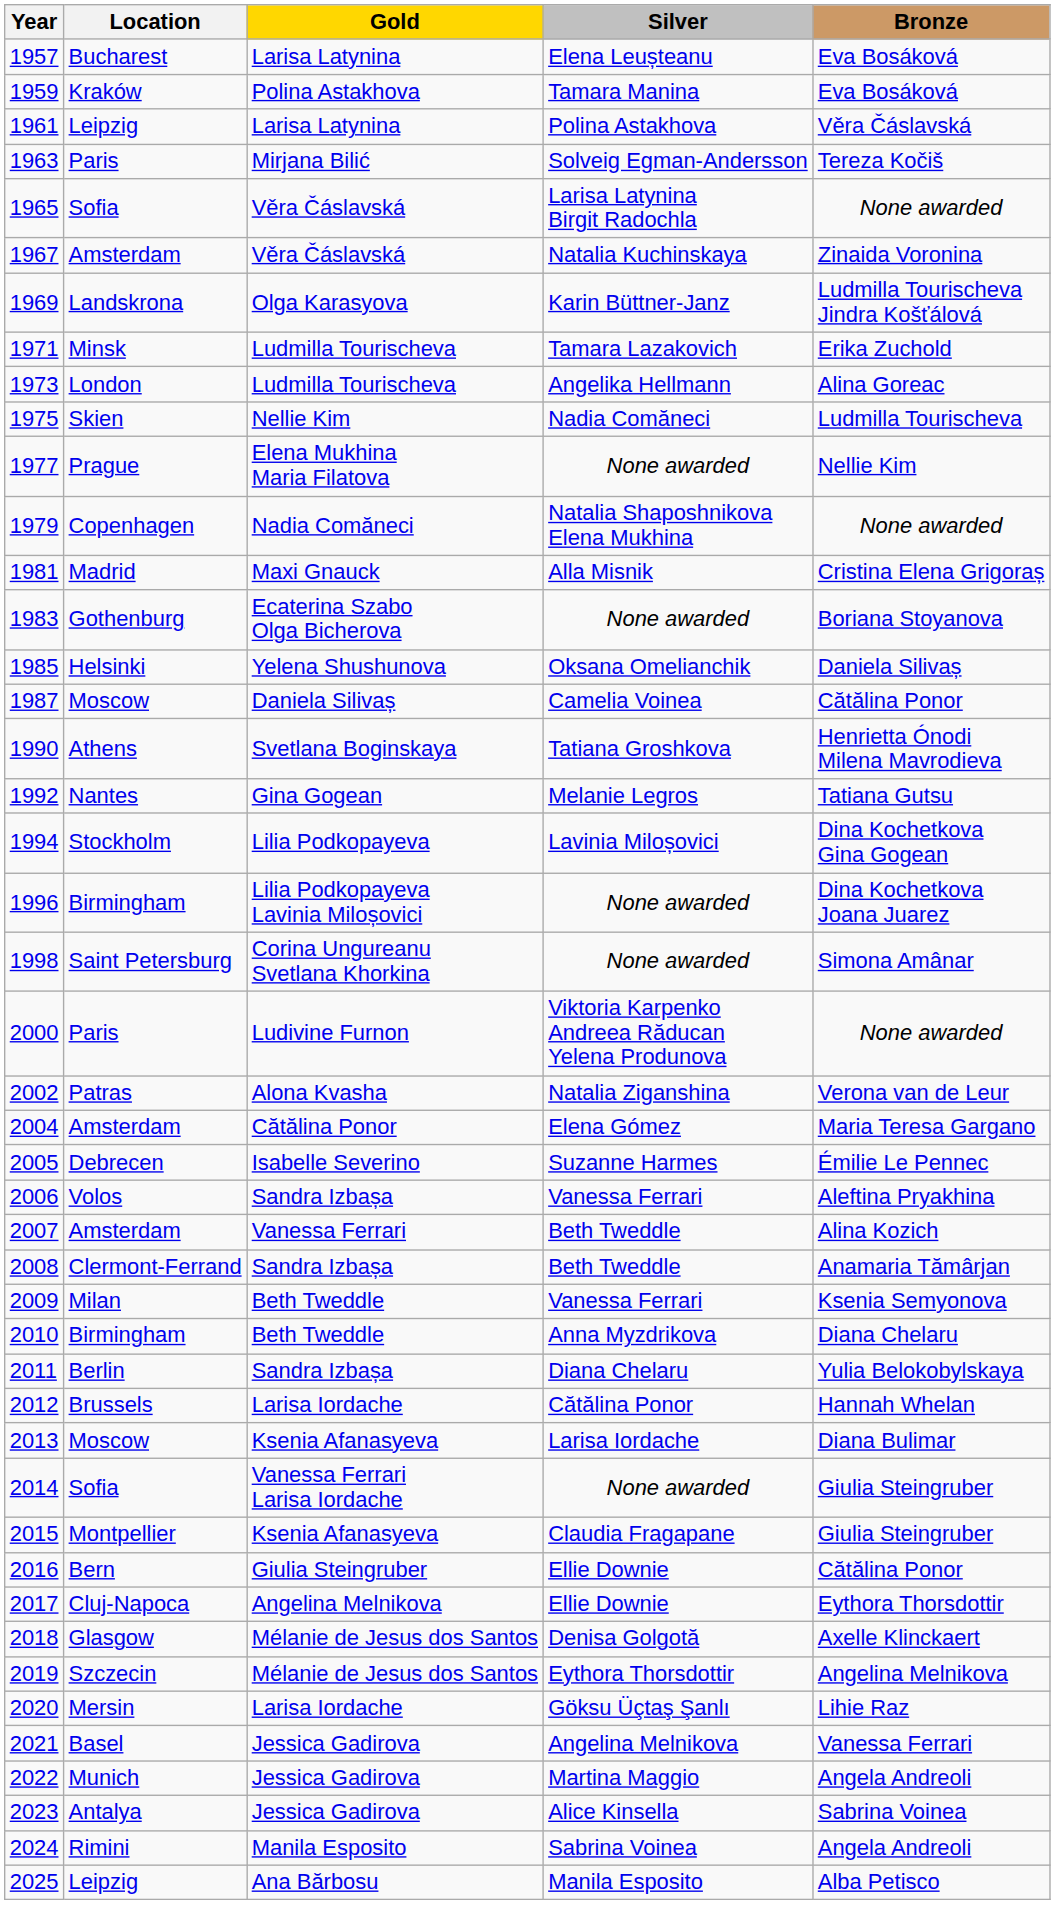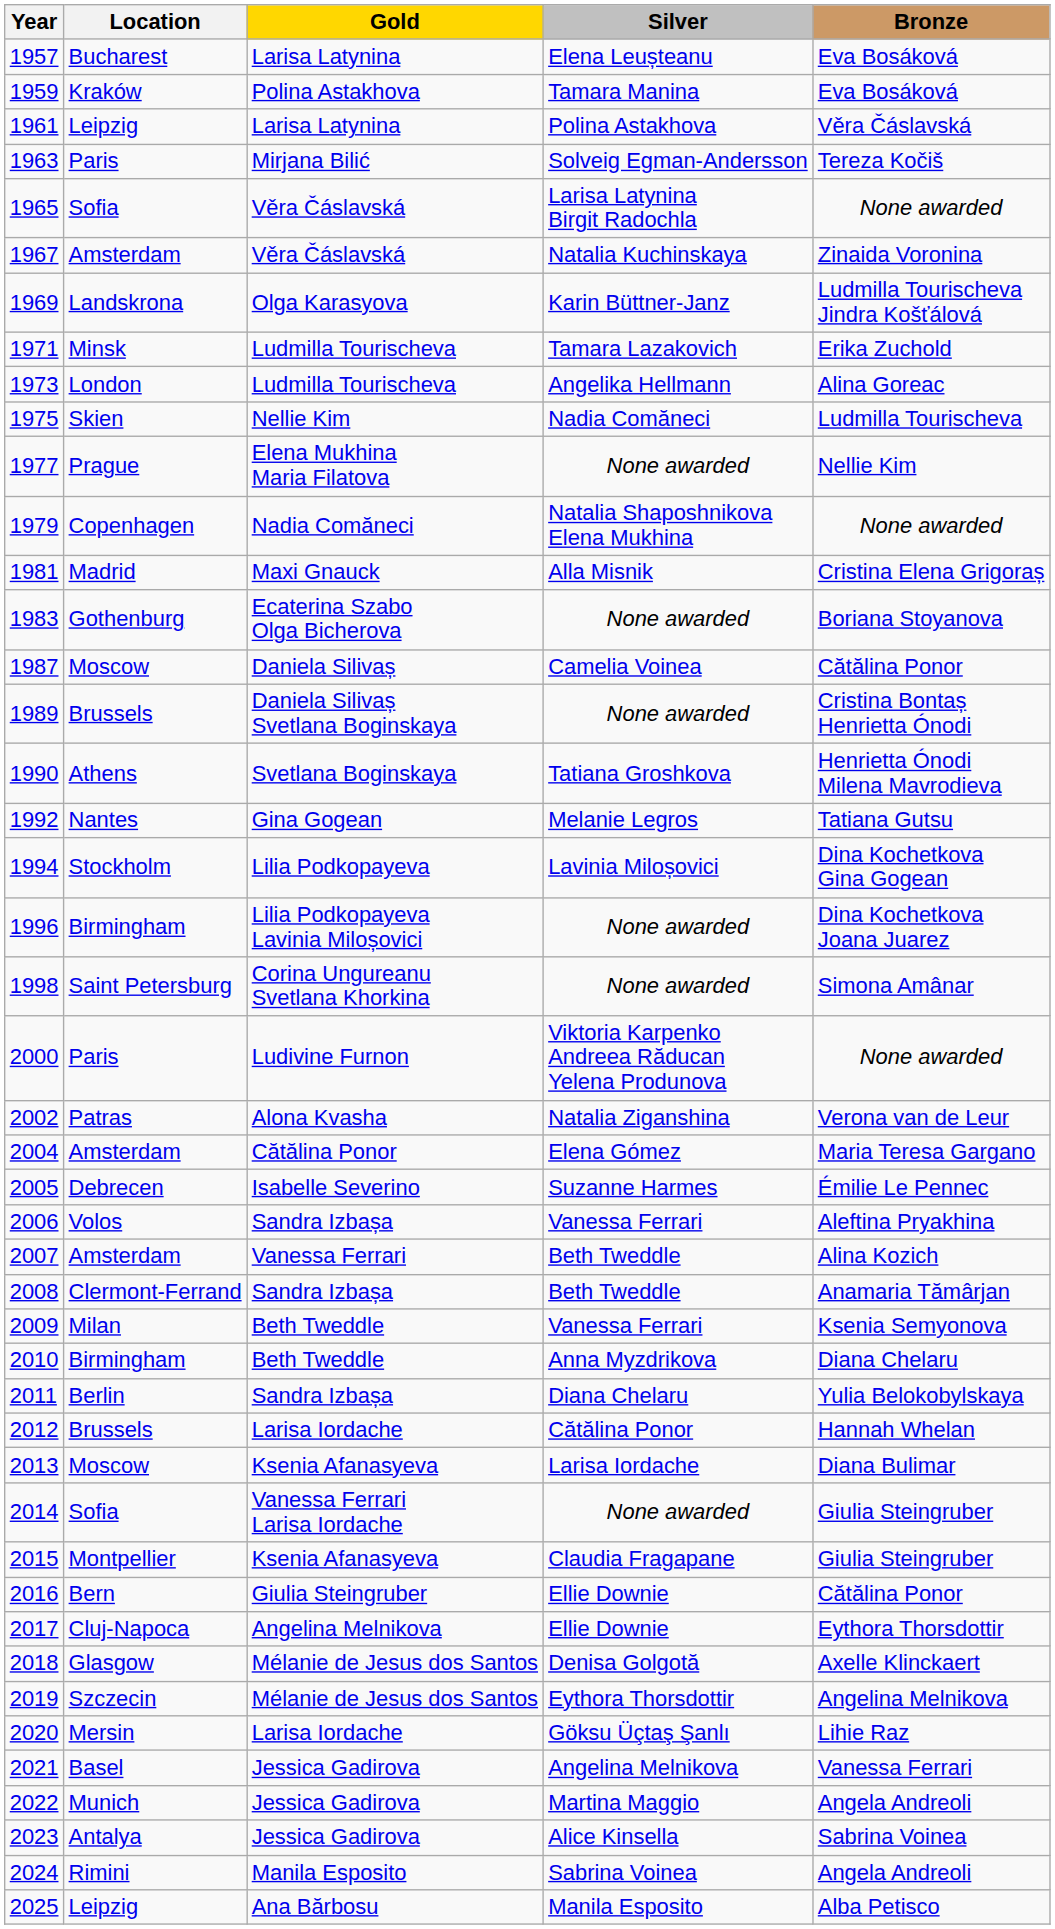- row: (34, 666)
+ row: (34, 713)
